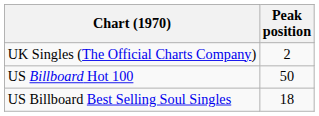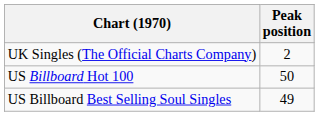(287, 99) 18 -> (287, 99) 49
